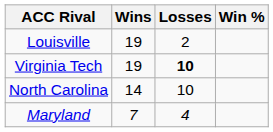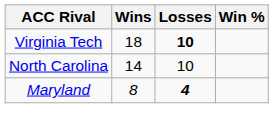- row: (59, 41)
(133, 65) 19 -> (133, 41) 18
(133, 114) 7 -> (133, 90) 8
(185, 114) normal -> (185, 90) bold
